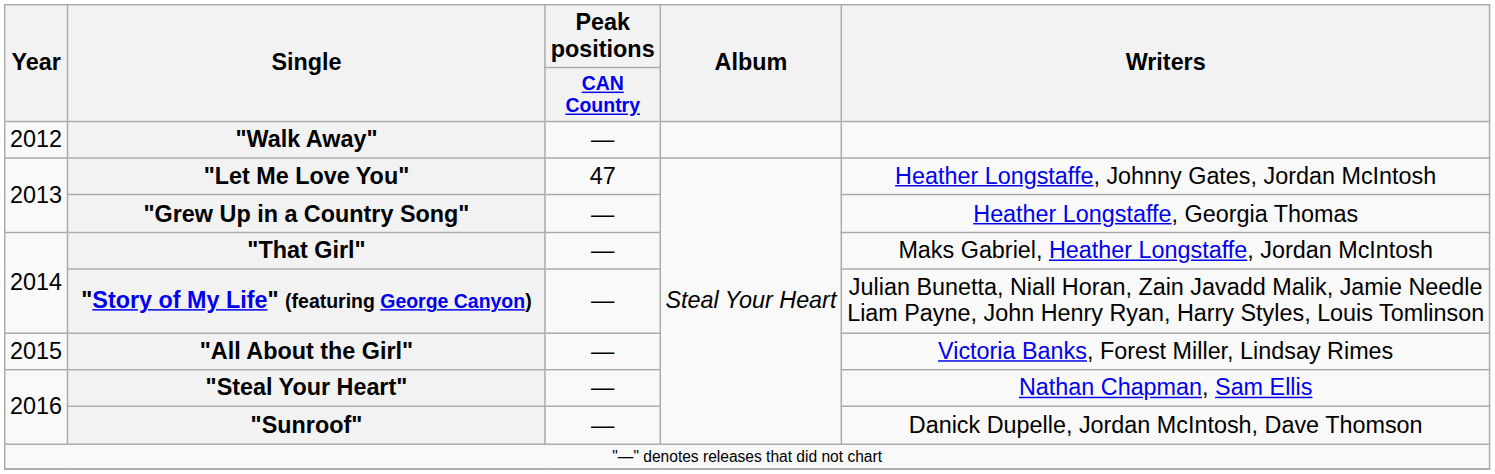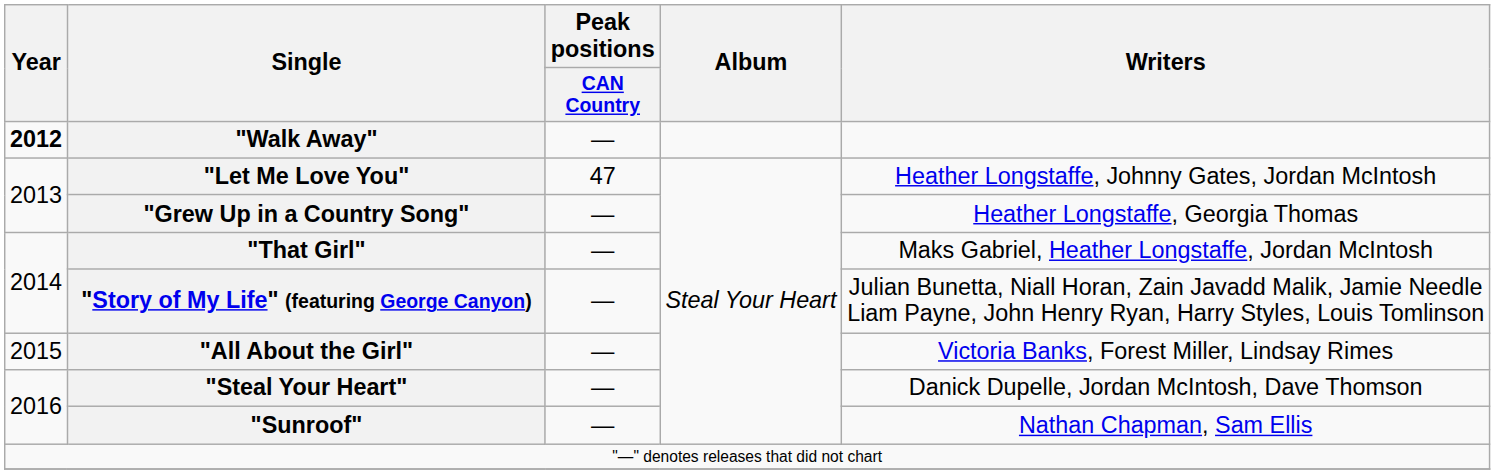(36, 139) normal -> (36, 139) bold
(1166, 387) Nathan Chapman, Sam Ellis -> (1166, 387) Danick Dupelle, Jordan McIntosh, Dave Thomson
(1166, 424) Danick Dupelle, Jordan McIntosh, Dave Thomson -> (1166, 424) Nathan Chapman, Sam Ellis
